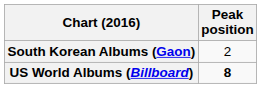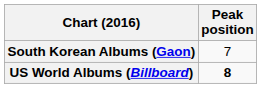(228, 51) 2 -> (228, 51) 7
